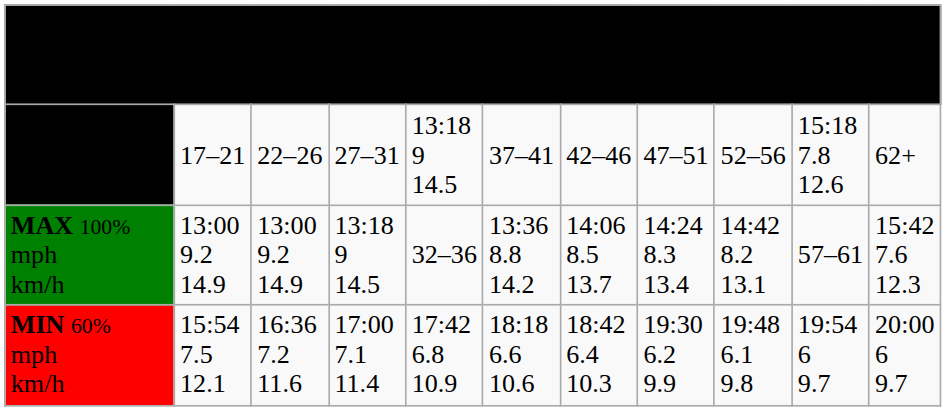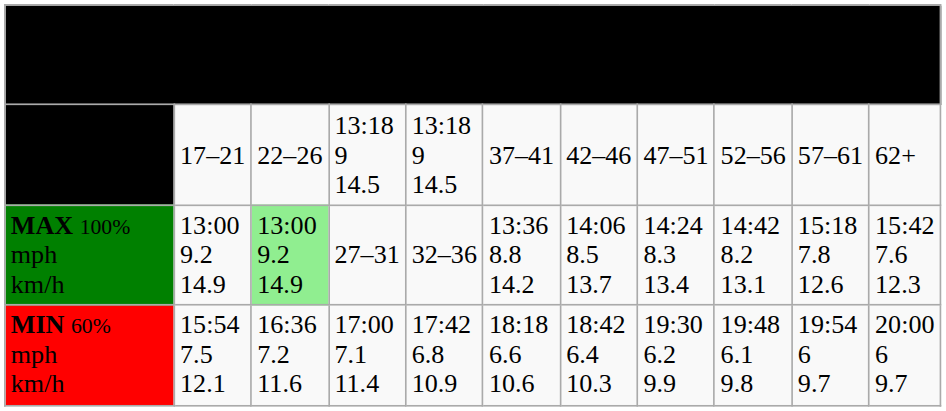(367, 154) 27–31 -> (364, 154) 13:18 9 14.5
(828, 154) 15:18 7.8 12.6 -> (830, 154) 57–61
(287, 254) no background -> (287, 254) lightgreen background
(364, 254) 13:18 9 14.5 -> (367, 254) 27–31
(830, 254) 57–61 -> (828, 254) 15:18 7.8 12.6
